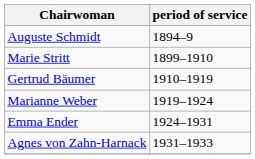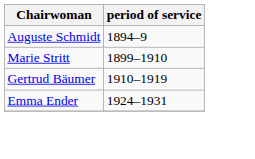- row: (52, 100)
- row: (77, 143)
